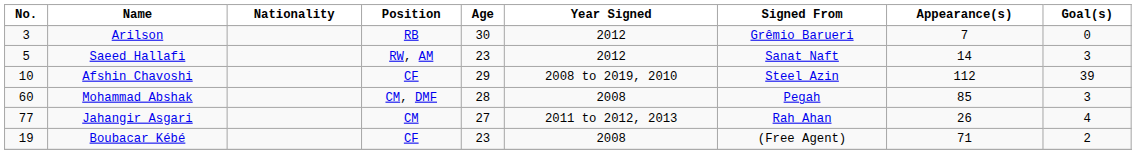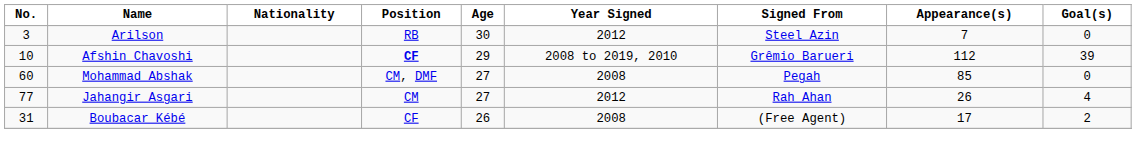(802, 35) Grêmio Barueri -> (802, 35) Steel Azin
- row: (137, 56)
(411, 76) normal -> (411, 56) bold
(802, 76) Steel Azin -> (802, 56) Grêmio Barueri
(483, 97) 28 -> (483, 76) 27
(1087, 97) 3 -> (1087, 76) 0
(611, 118) 2011 to 2012, 2013 -> (611, 97) 2012
(26, 138) 19 -> (26, 118) 31
(483, 138) 23 -> (483, 118) 26
(964, 138) 71 -> (964, 118) 17
